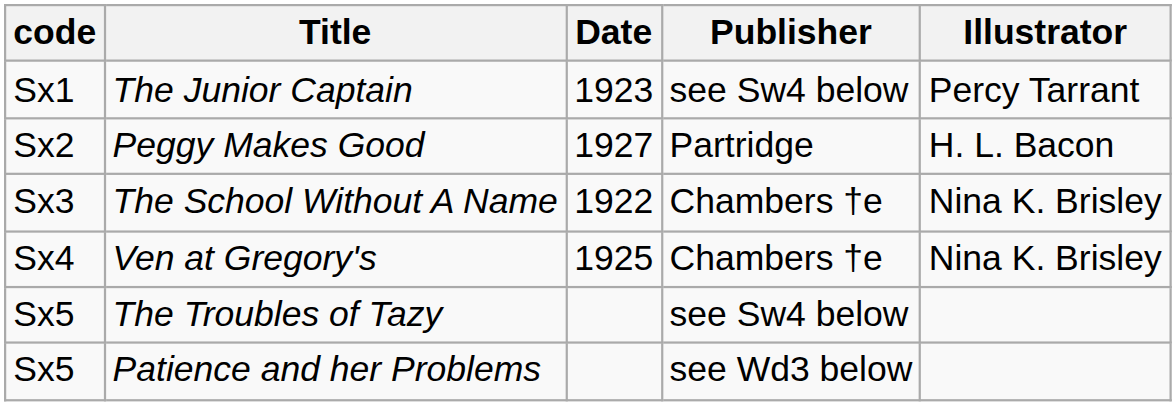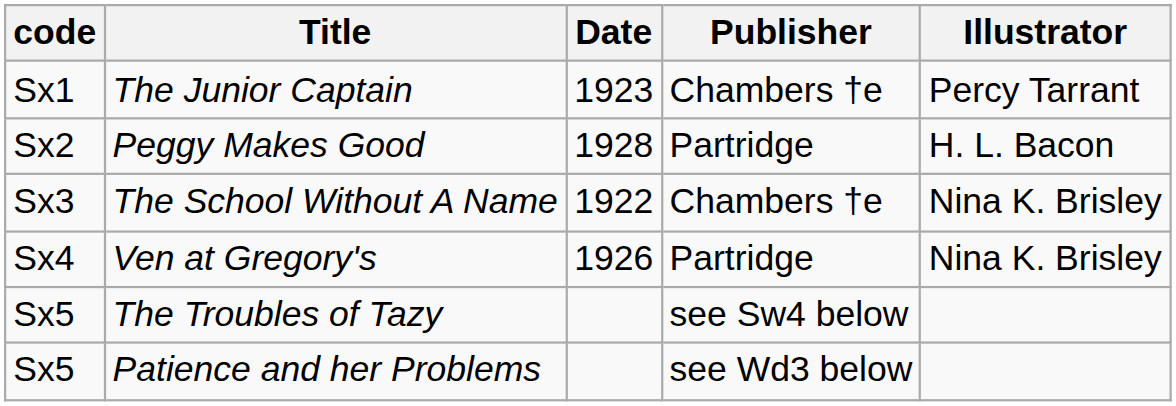(789, 88) see Sw4 below -> (776, 88) Chambers †e
(614, 145) 1927 -> (614, 145) 1928
(614, 257) 1925 -> (614, 257) 1926
(776, 257) Chambers †e -> (742, 257) Partridge
